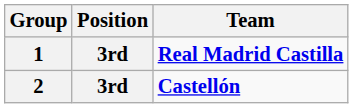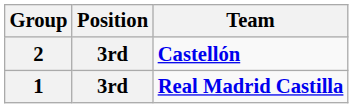rows swapped: (38, 53) <-> (38, 86)
